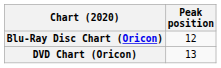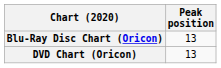(191, 39) 12 -> (191, 39) 13
